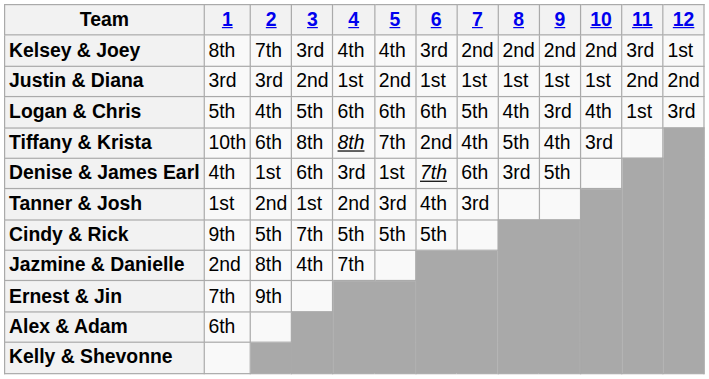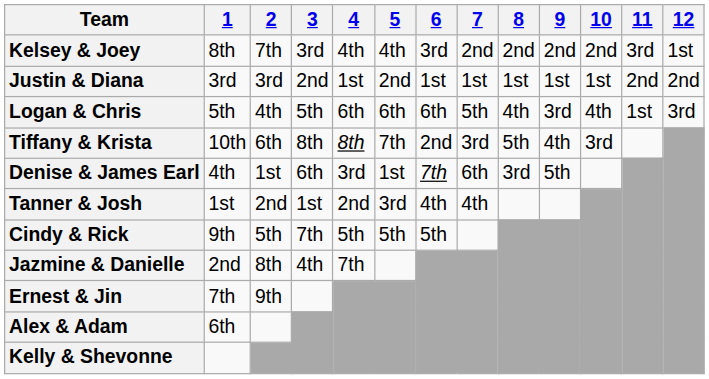(475, 142) 4th -> (475, 142) 3rd
(475, 204) 3rd -> (475, 204) 4th
